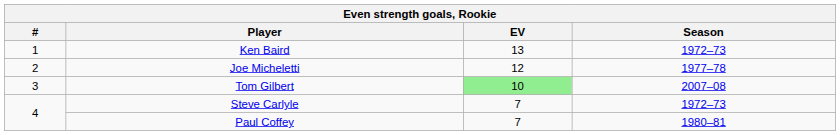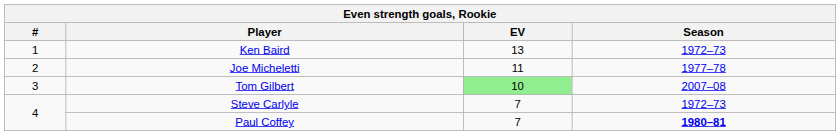(518, 68) 12 -> (518, 68) 11
(704, 122) normal -> (704, 122) bold
